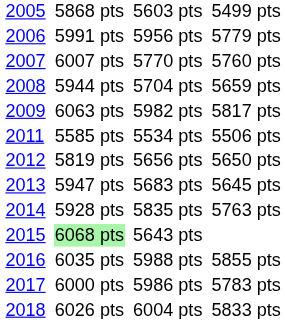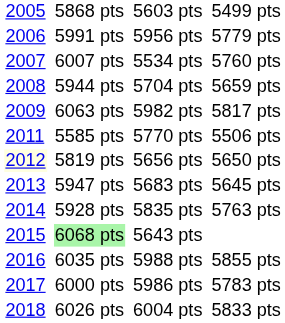(168, 61) 5770 pts -> (168, 61) 5534 pts
(168, 135) 5534 pts -> (168, 135) 5770 pts
(26, 160) no background -> (26, 160) lightyellow background
